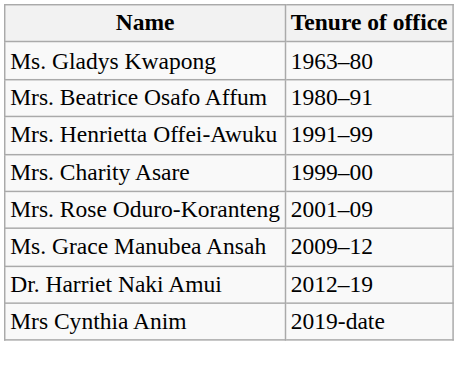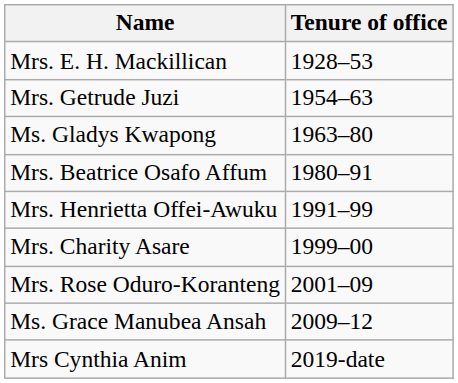+ row: (119, 60)
+ row: (95, 97)
- row: (116, 284)
